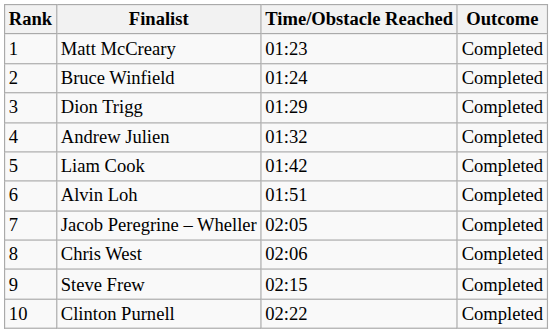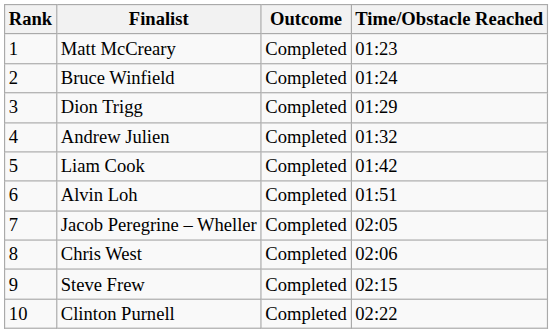columns swapped: (502, 19) <-> (359, 19)
